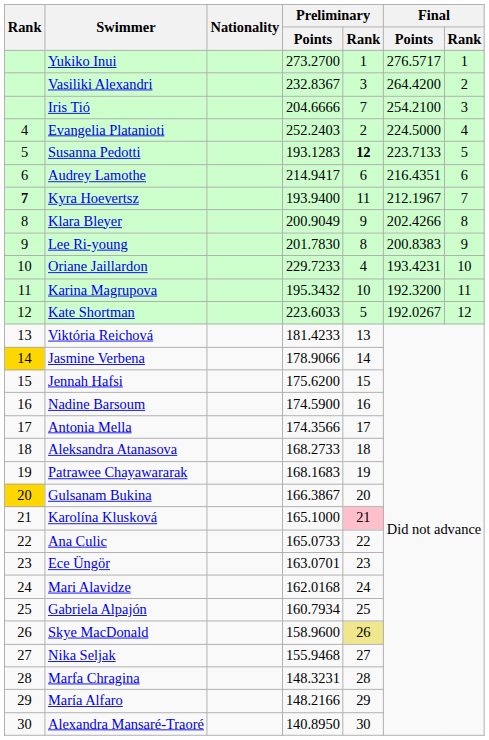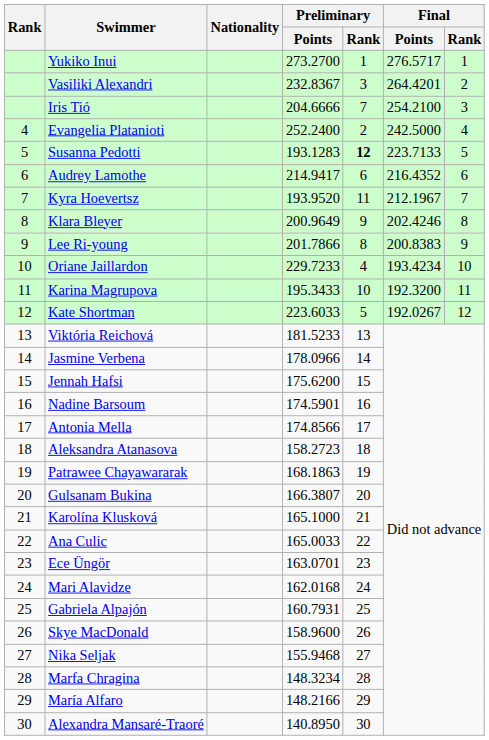(414, 84) 264.4200 -> (414, 84) 264.4201
(313, 130) 252.2403 -> (313, 130) 252.2400
(414, 130) 224.5000 -> (414, 130) 242.5000
(414, 175) 216.4351 -> (414, 175) 216.4352
(25, 198) bold -> (25, 198) normal
(313, 198) 193.9400 -> (313, 198) 193.9520
(313, 221) 200.9049 -> (313, 221) 200.9649
(414, 221) 202.4266 -> (414, 221) 202.4246
(313, 244) 201.7830 -> (313, 244) 201.7866
(414, 267) 193.4231 -> (414, 267) 193.4234
(313, 289) 195.3432 -> (313, 289) 195.3433
(313, 335) 181.4233 -> (313, 335) 181.5233
(25, 358) gold background -> (25, 358) no background
(313, 358) 178.9066 -> (313, 358) 178.0966
(313, 404) 174.5900 -> (313, 404) 174.5901
(313, 426) 174.3566 -> (313, 426) 174.8566
(313, 449) 168.2733 -> (313, 449) 158.2723
(313, 472) 168.1683 -> (313, 472) 168.1863
(25, 495) gold background -> (25, 495) no background
(313, 495) 166.3867 -> (313, 495) 166.3807
(363, 518) pink background -> (363, 518) no background
(313, 541) 165.0733 -> (313, 541) 165.0033
(313, 609) 160.7934 -> (313, 609) 160.7931
(363, 632) khaki background -> (363, 632) no background
(313, 678) 148.3231 -> (313, 678) 148.3234
